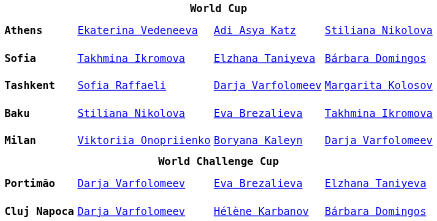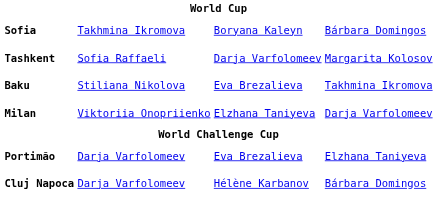- row: (23, 30)
(265, 58) Elzhana Taniyeva -> (258, 30) Boryana Kaleyn
(258, 140) Boryana Kaleyn -> (265, 113) Elzhana Taniyeva
